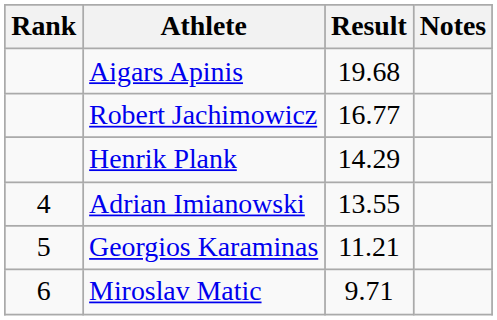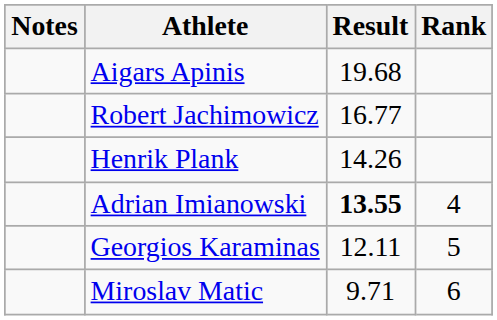columns swapped: (44, 26) <-> (453, 26)
(369, 159) 14.29 -> (370, 159) 14.26
(369, 203) normal -> (370, 203) bold
(369, 247) 11.21 -> (370, 247) 12.11
